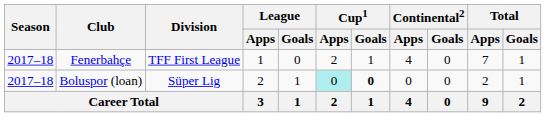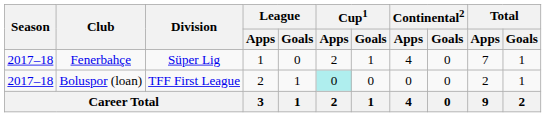(194, 60) TFF First League -> (194, 60) Süper Lig
(194, 80) Süper Lig -> (194, 80) TFF First League
(371, 80) bold -> (371, 80) normal
